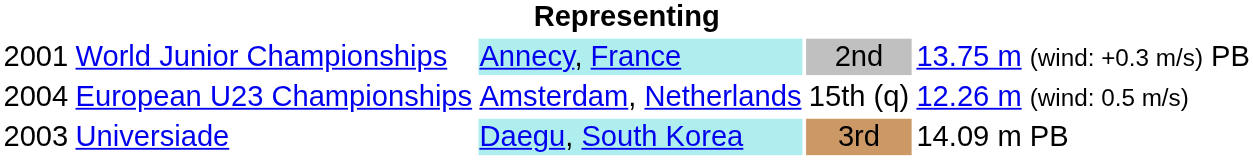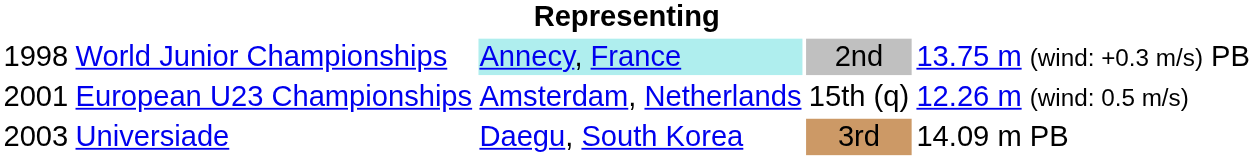(36, 56) 2001 -> (36, 56) 1998
(36, 96) 2004 -> (36, 96) 2001
(611, 136) paleturquoise background -> (611, 136) no background
